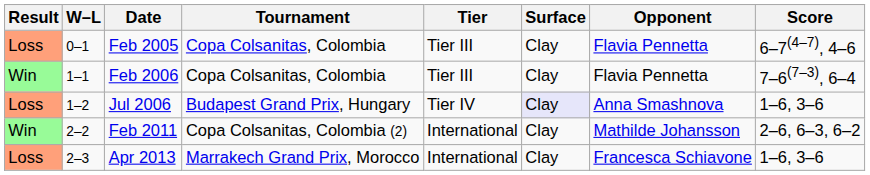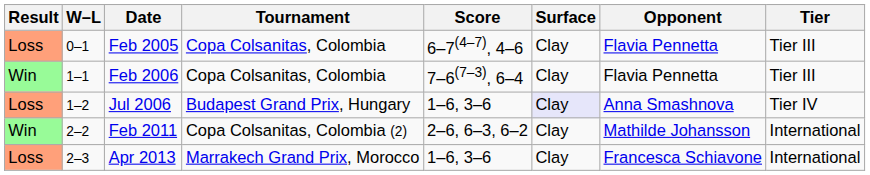columns swapped: (472, 17) <-> (810, 17)
